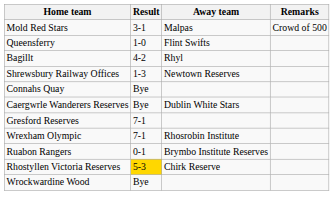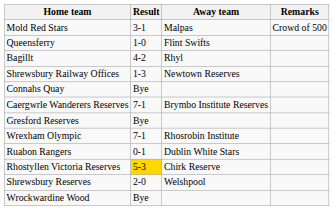(141, 105) Bye -> (139, 105) 7-1
(202, 105) Dublin White Stars -> (216, 105) Brymbo Institute Reserves
(139, 120) 7-1 -> (141, 120) Bye
(216, 151) Brymbo Institute Reserves -> (202, 151) Dublin White Stars
+ row: (49, 182)
